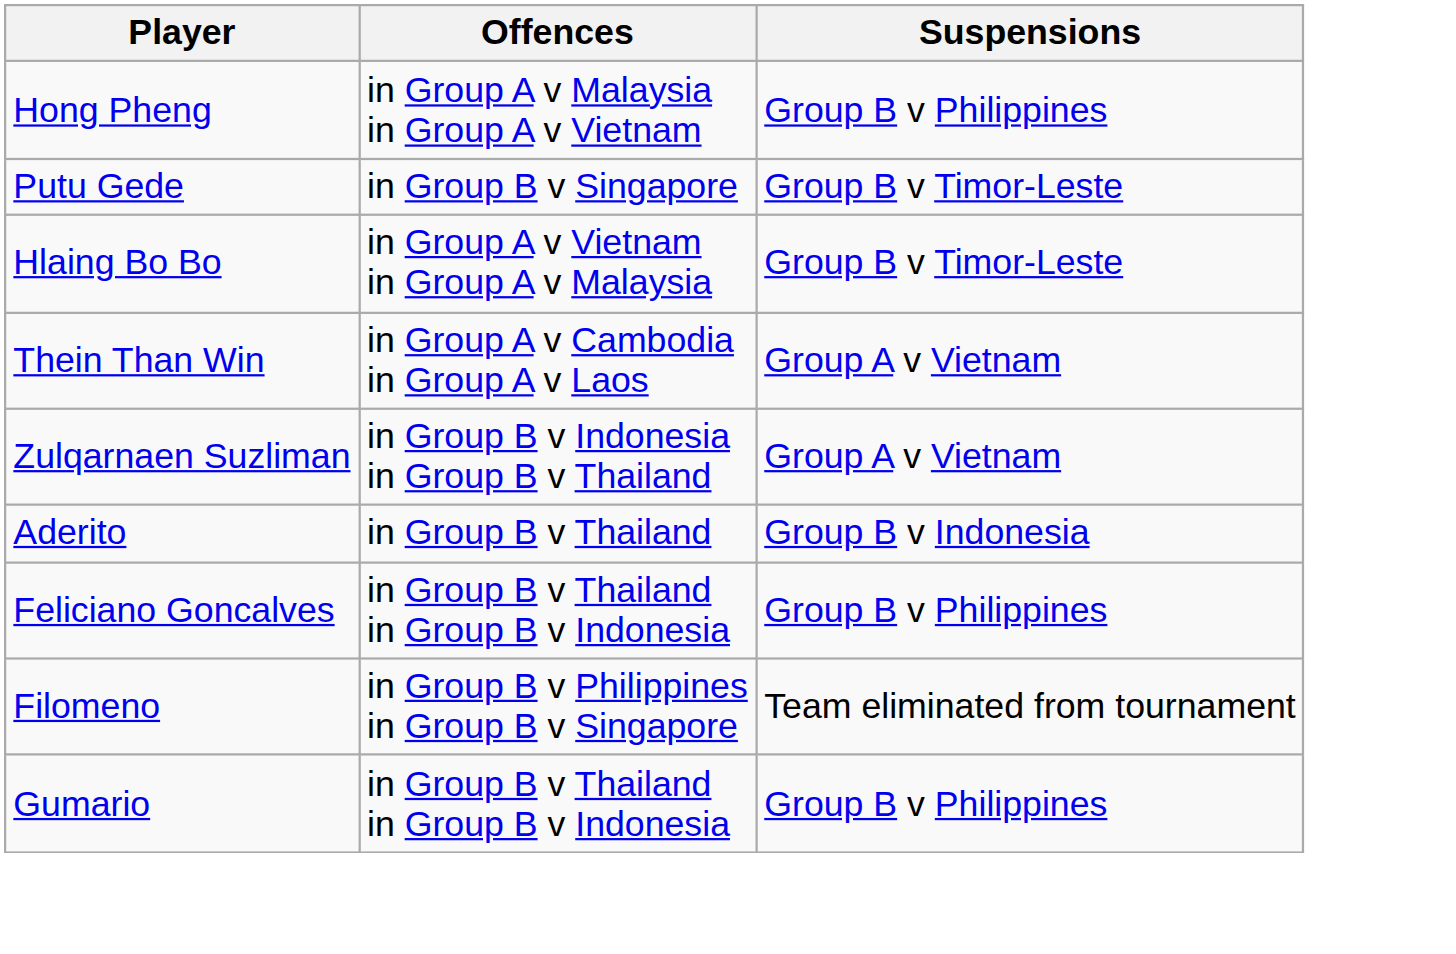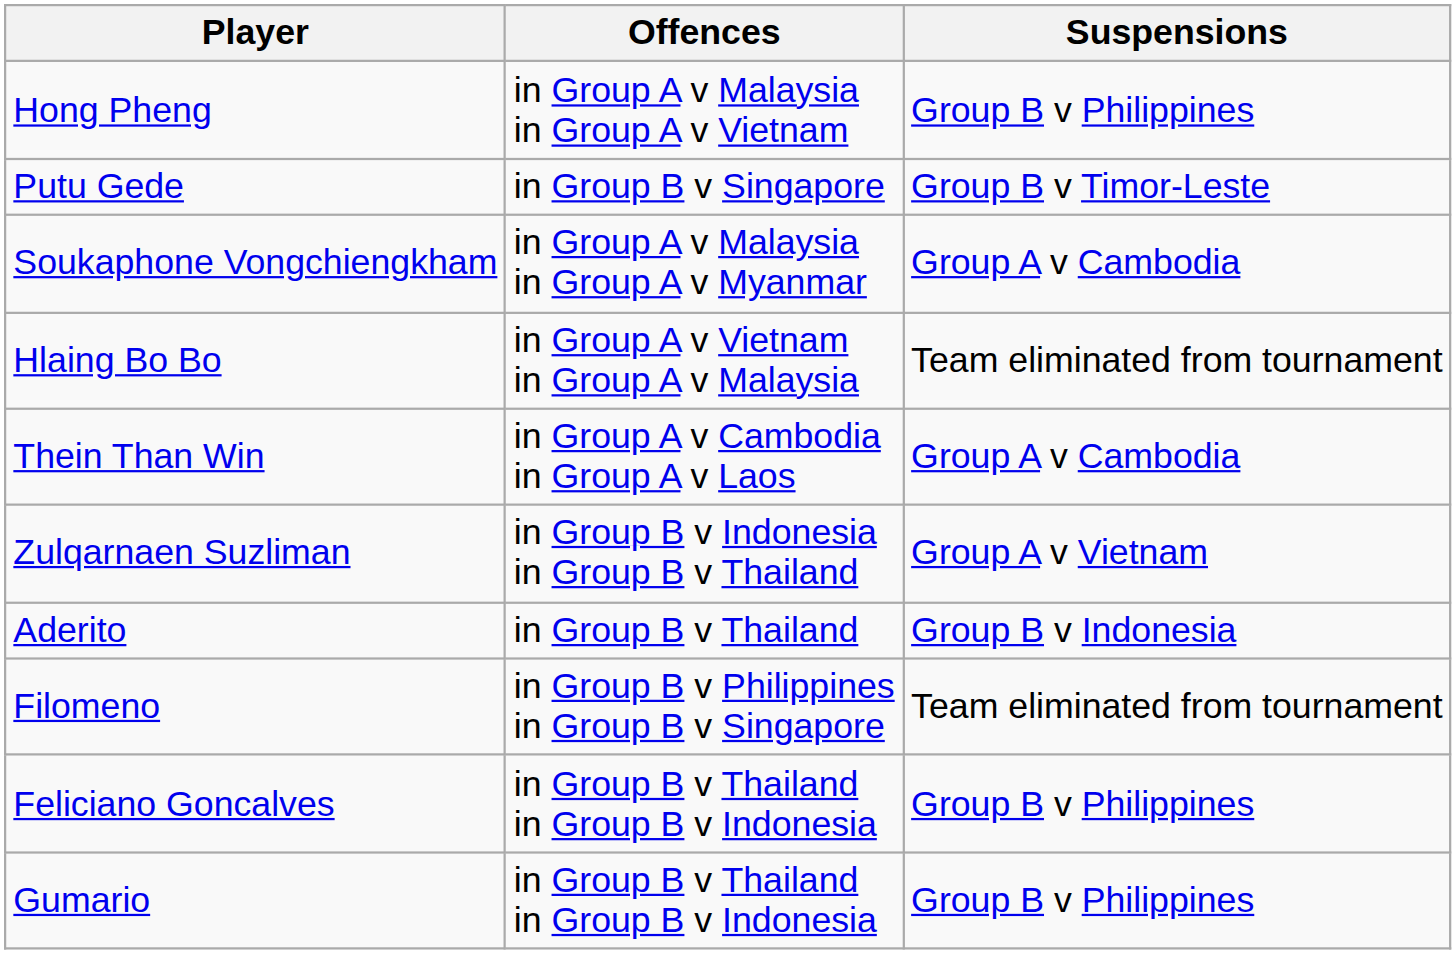+ row: (255, 262)
(944, 262) Group B v Timor-Leste -> (1177, 359) Team eliminated from tournament
(913, 359) Group A v Vietnam -> (1076, 456) Group A v Cambodia
rows swapped: (174, 609) <-> (87, 706)
